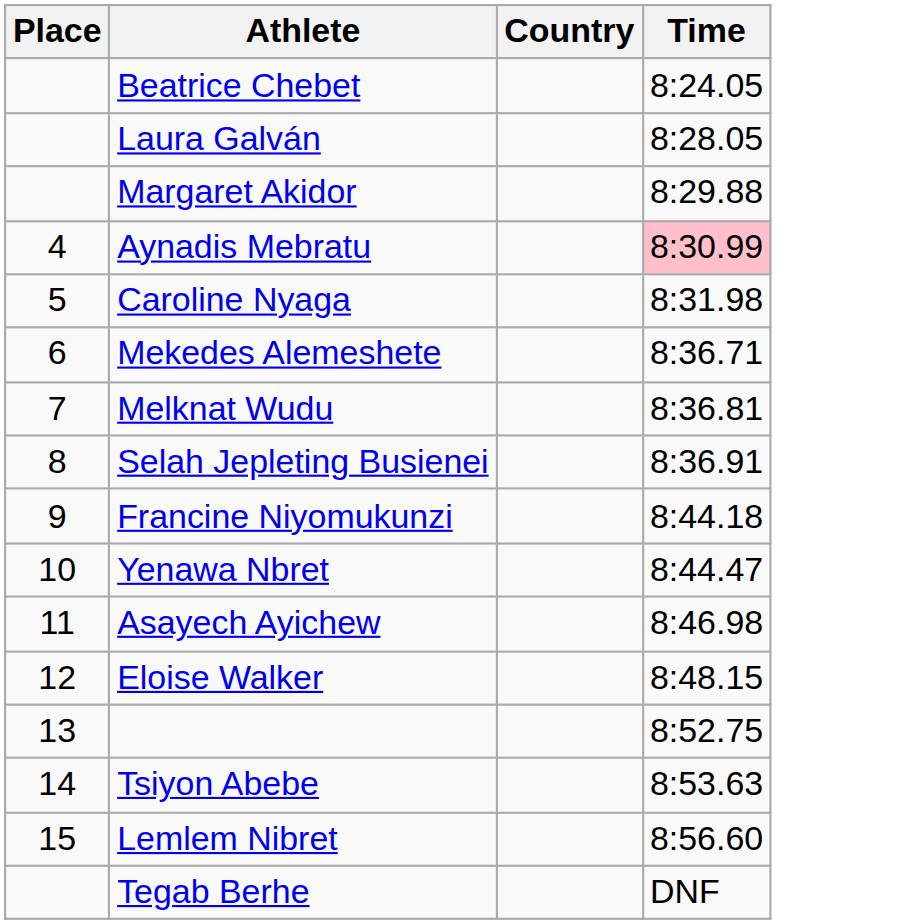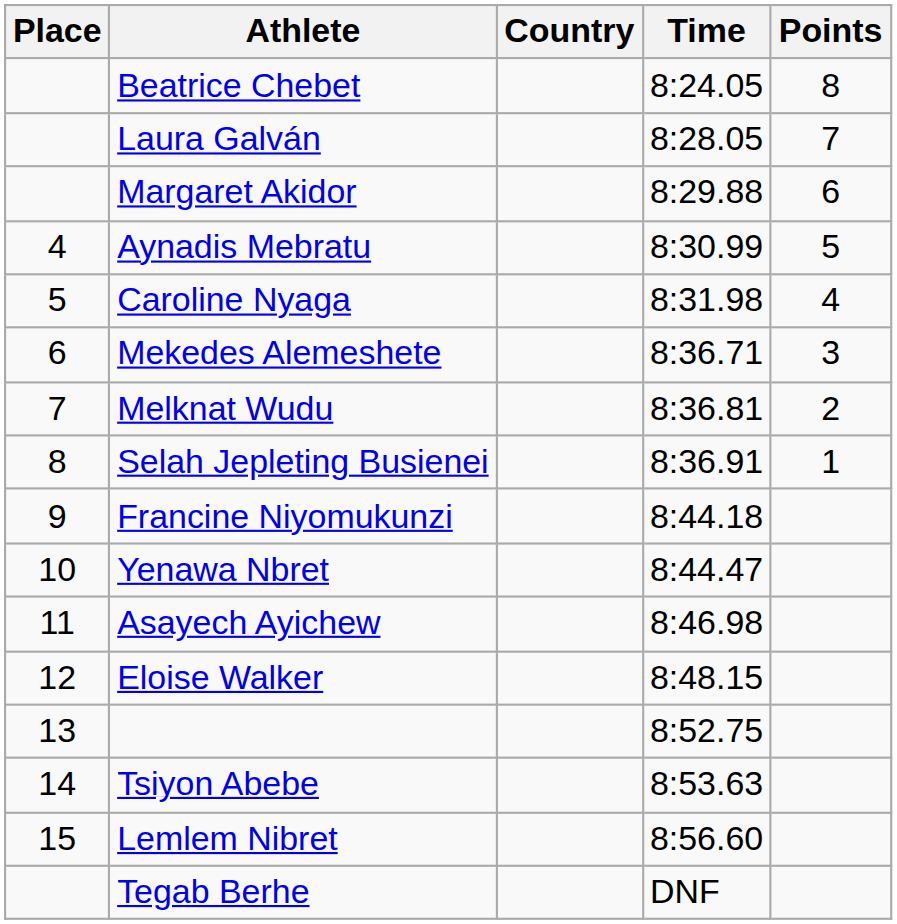+ column: (831, 31)
(707, 246) pink background -> (707, 246) no background
